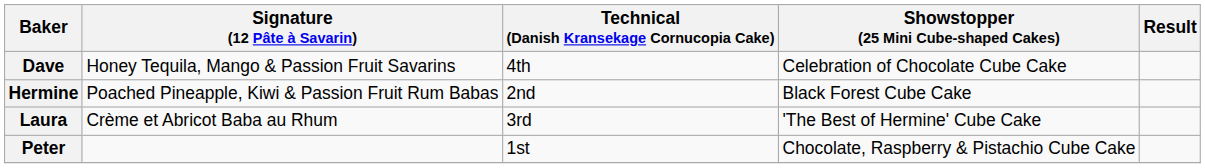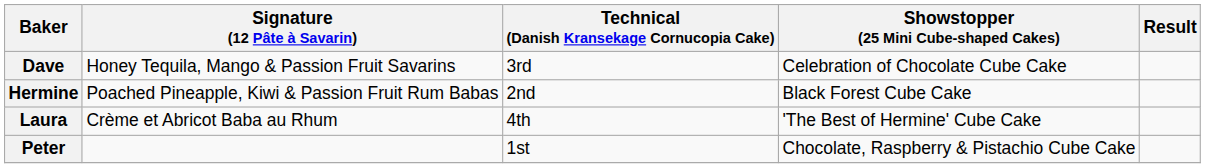(519, 65) 4th -> (519, 65) 3rd
(519, 120) 3rd -> (519, 120) 4th
